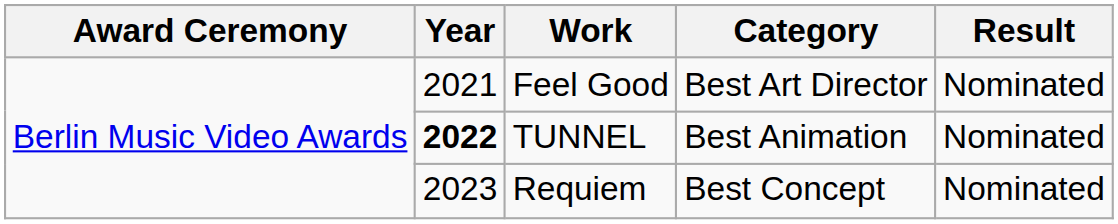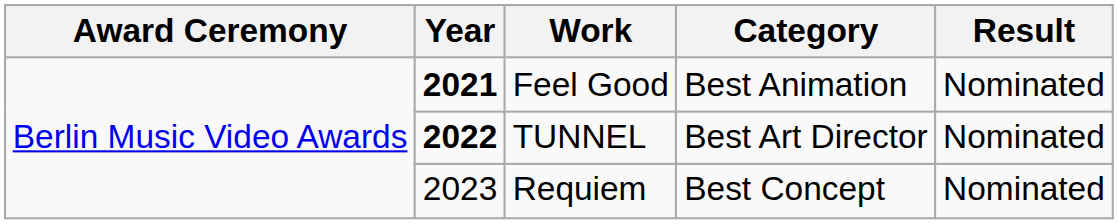(460, 84) normal -> (460, 84) bold
(806, 84) Best Art Director -> (796, 84) Best Animation
(796, 137) Best Animation -> (806, 137) Best Art Director
